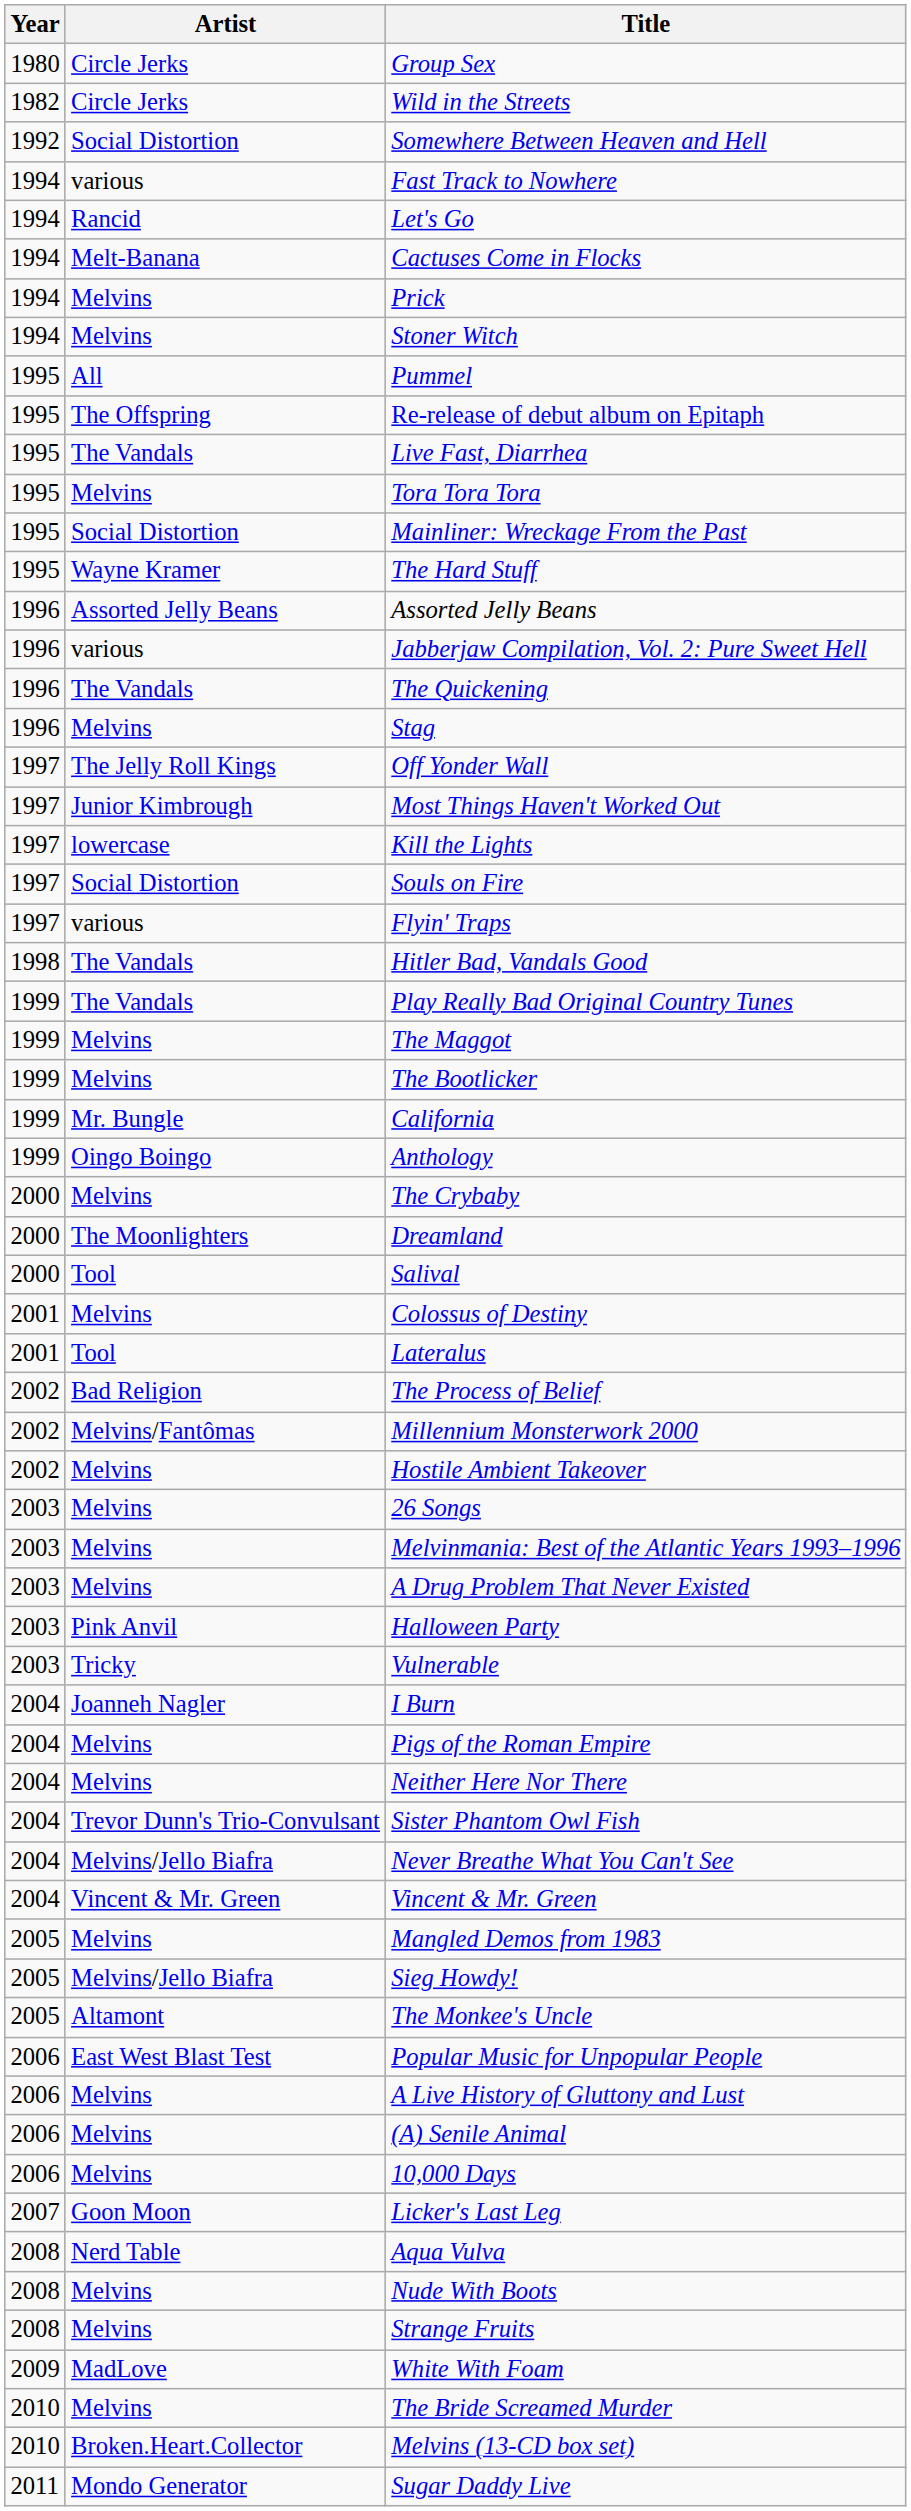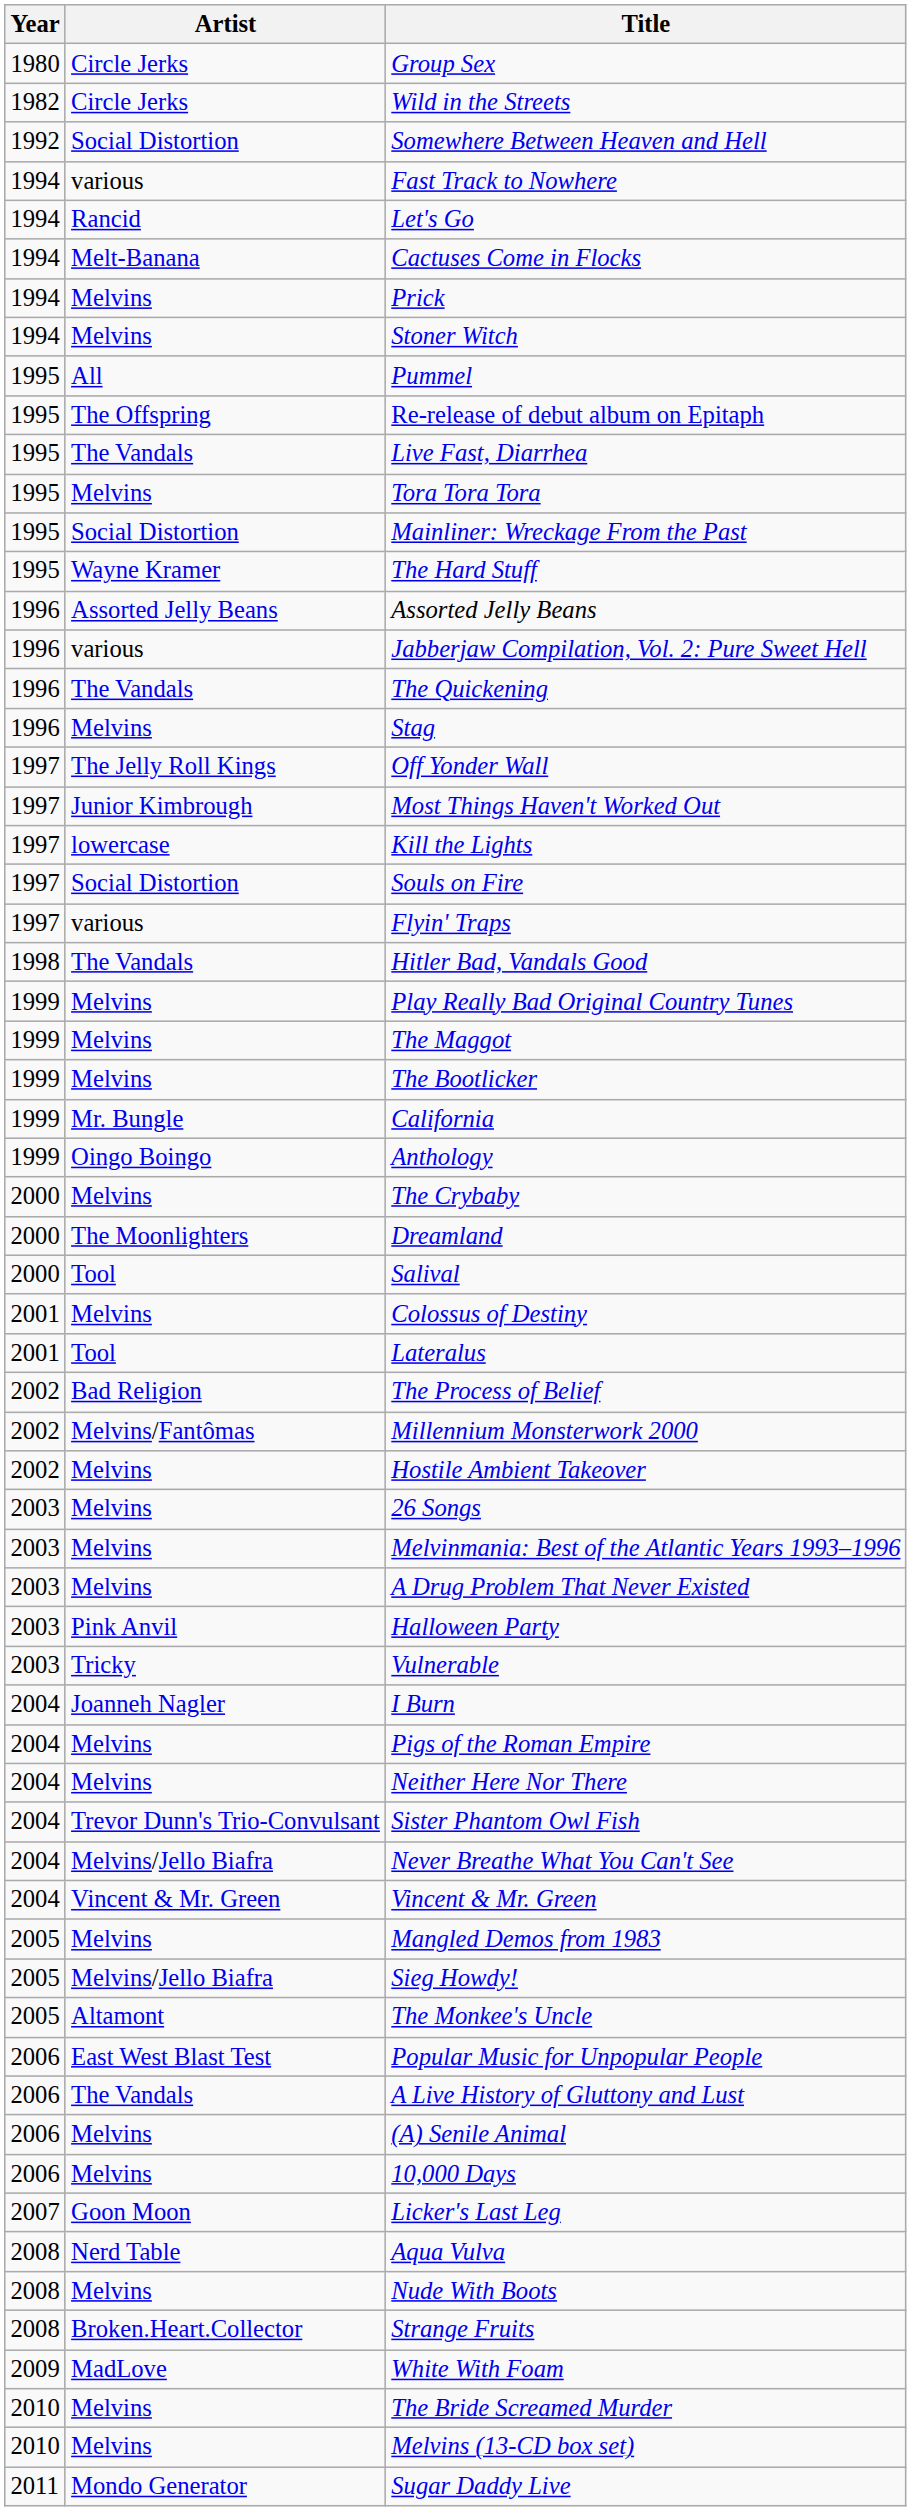(132, 1000) The Vandals -> (111, 1000) Melvins
(111, 2095) Melvins -> (132, 2095) The Vandals
(111, 2329) Melvins -> (187, 2329) Broken.Heart.Collector
(187, 2446) Broken.Heart.Collector -> (111, 2446) Melvins
